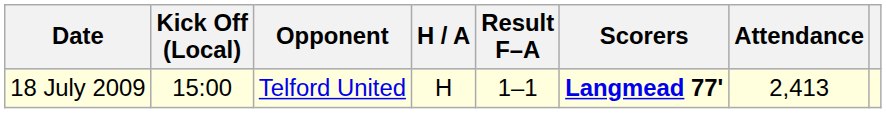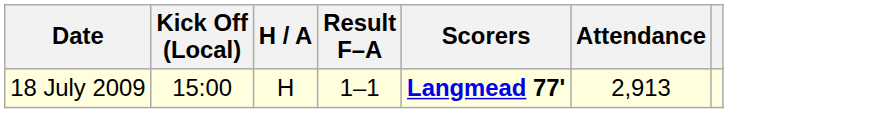- column: (332, 36)
(799, 88) 2,413 -> (641, 88) 2,913
